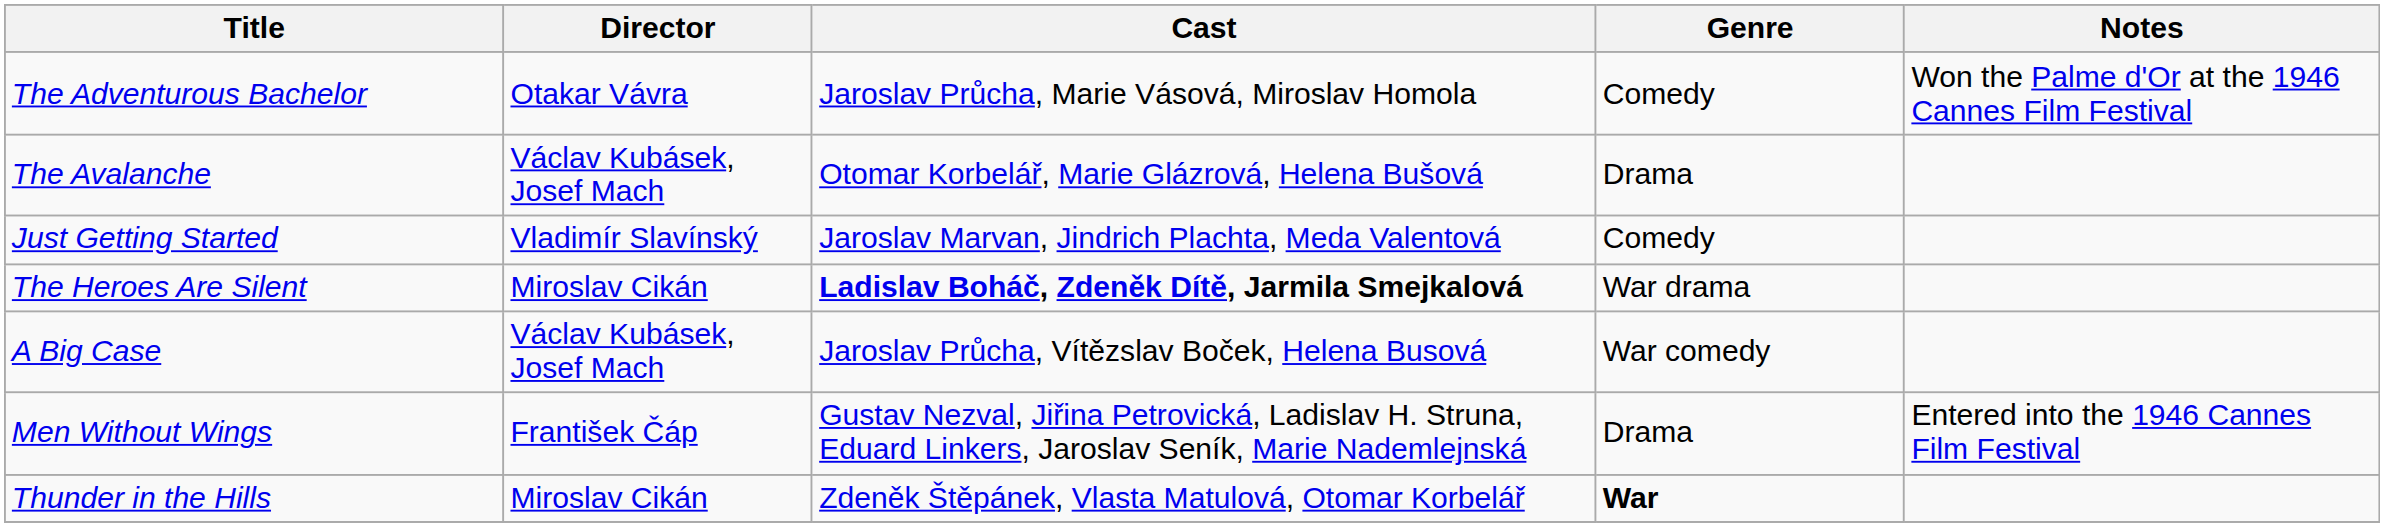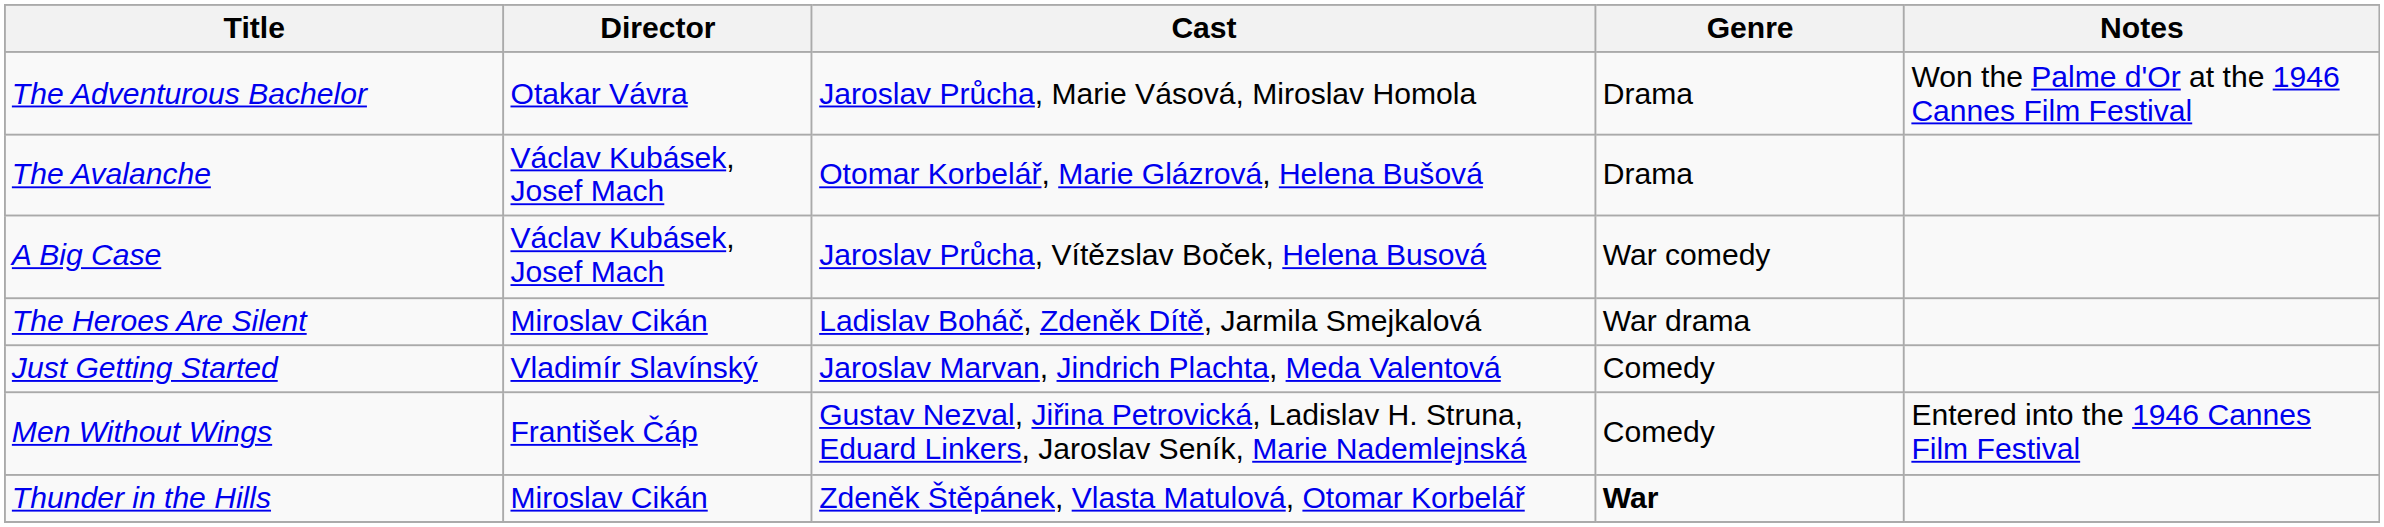(1659, 92) Comedy -> (1648, 92) Drama
rows swapped: (87, 351) <-> (145, 239)
(1171, 286) bold -> (1150, 320) normal
(1648, 433) Drama -> (1659, 433) Comedy
